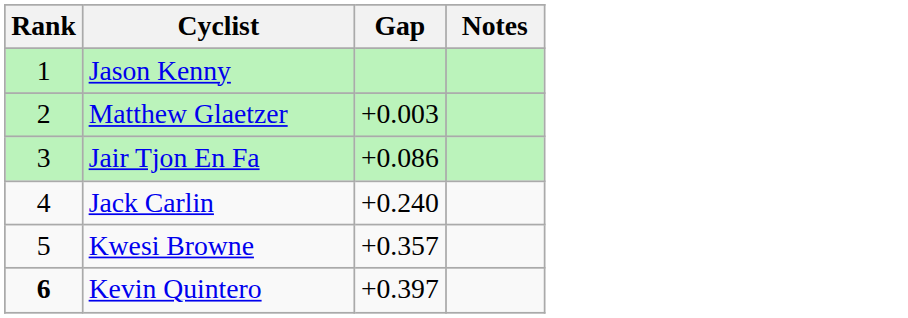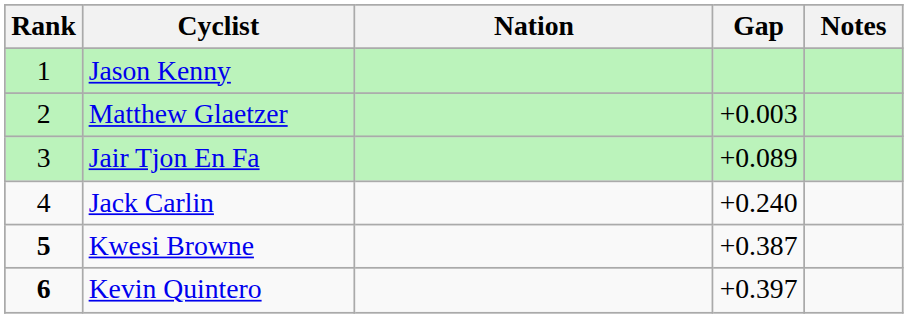+ column: (534, 26)
(400, 158) +0.086 -> (759, 158) +0.089
(44, 245) normal -> (44, 245) bold
(400, 245) +0.357 -> (759, 245) +0.387
